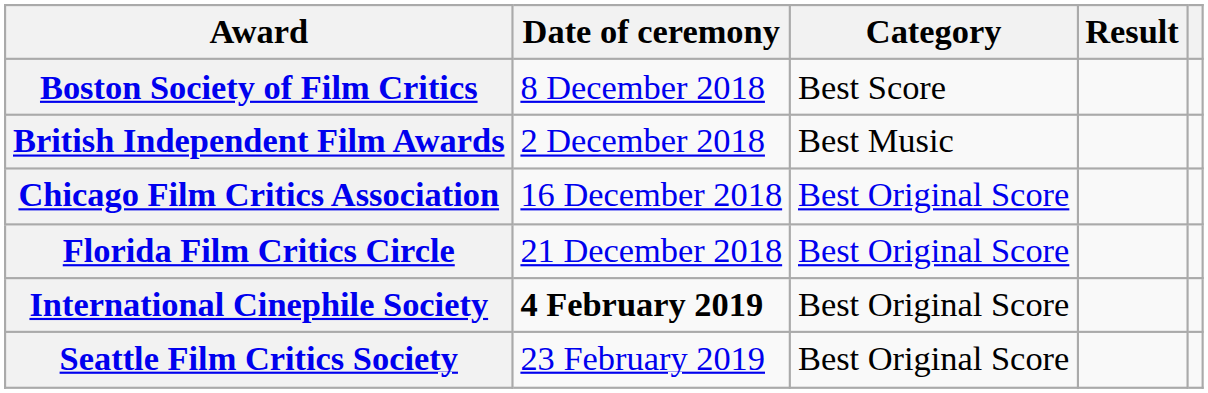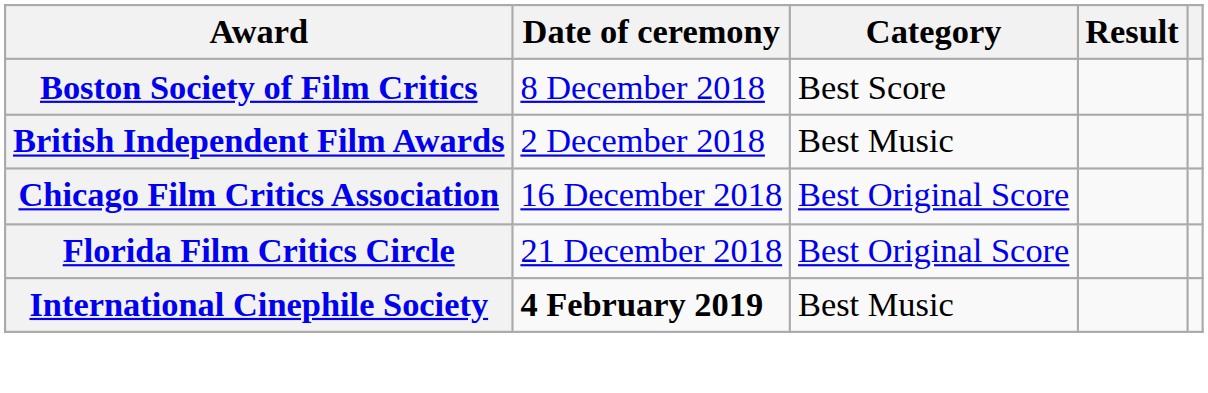(934, 304) Best Original Score -> (876, 304) Best Music
- row: (259, 359)
